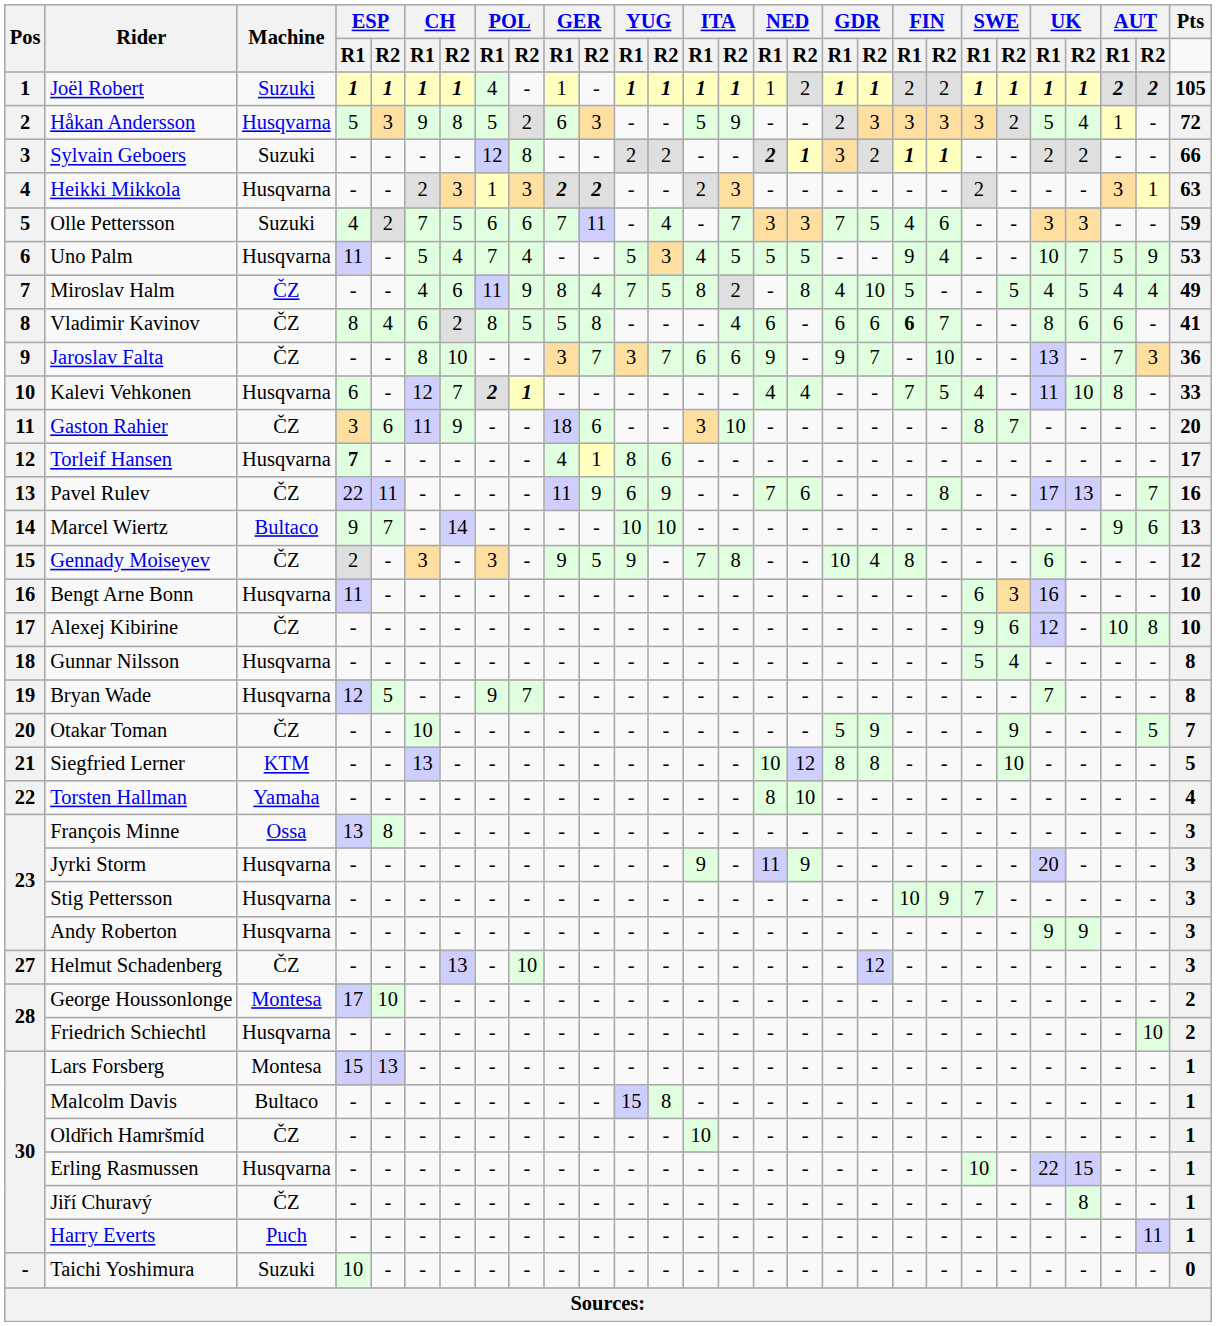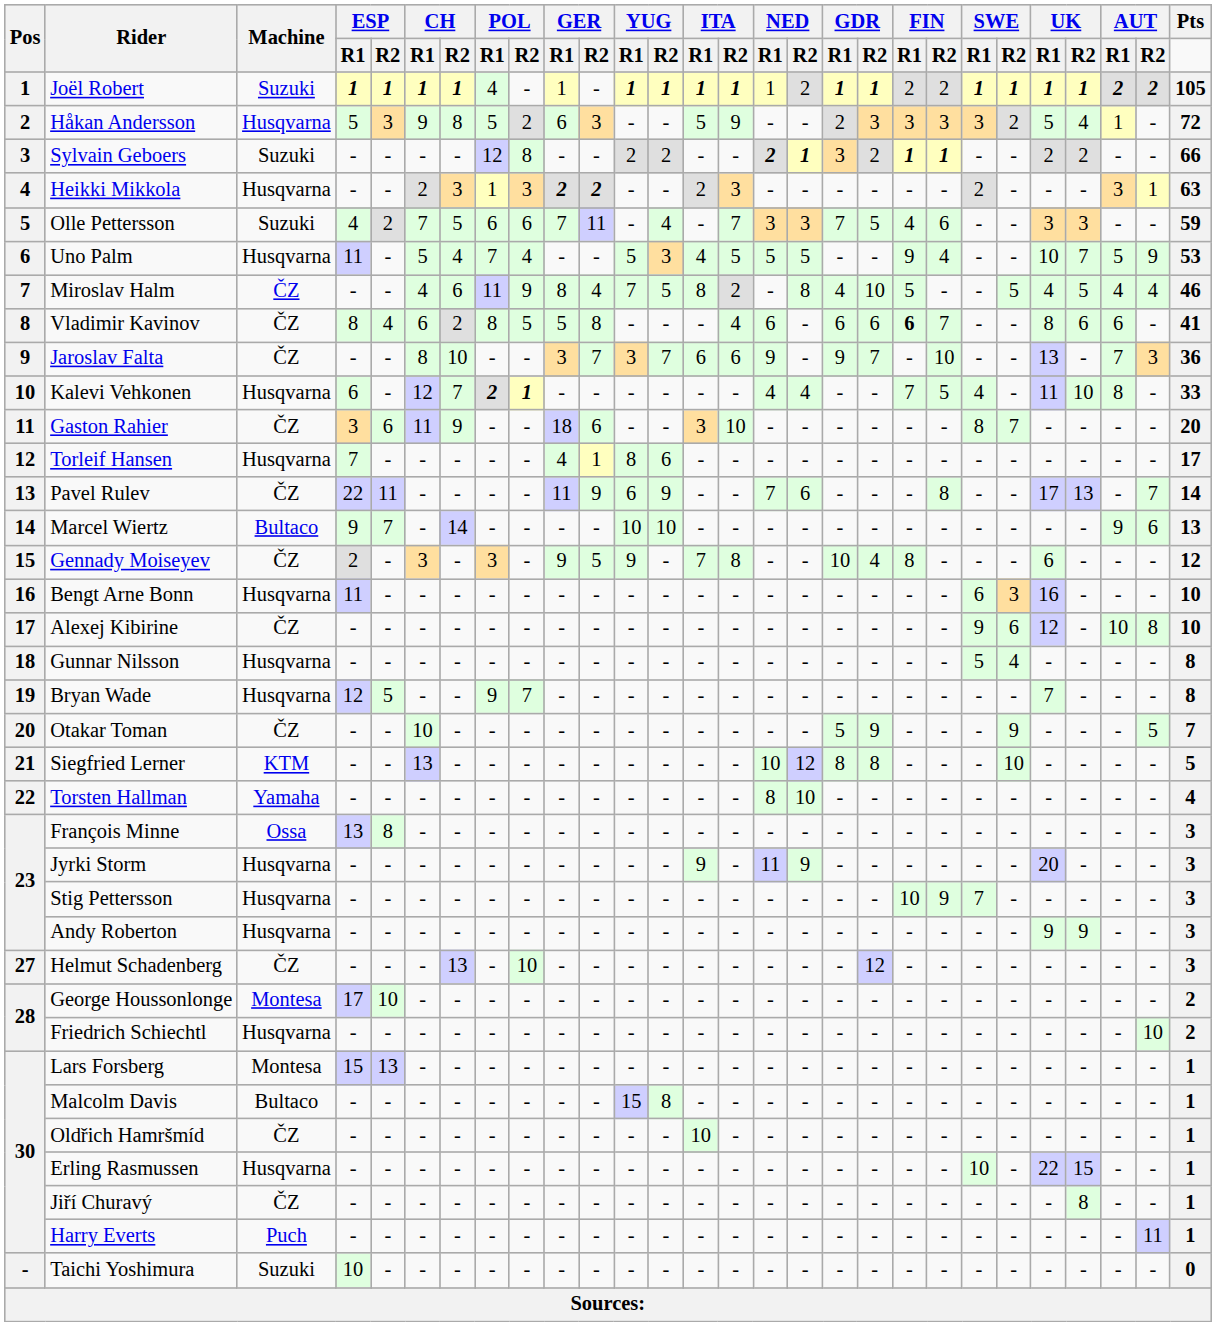(1190, 291) 49 -> (1190, 291) 46
(353, 459) bold -> (353, 459) normal
(1190, 493) 16 -> (1190, 493) 14
